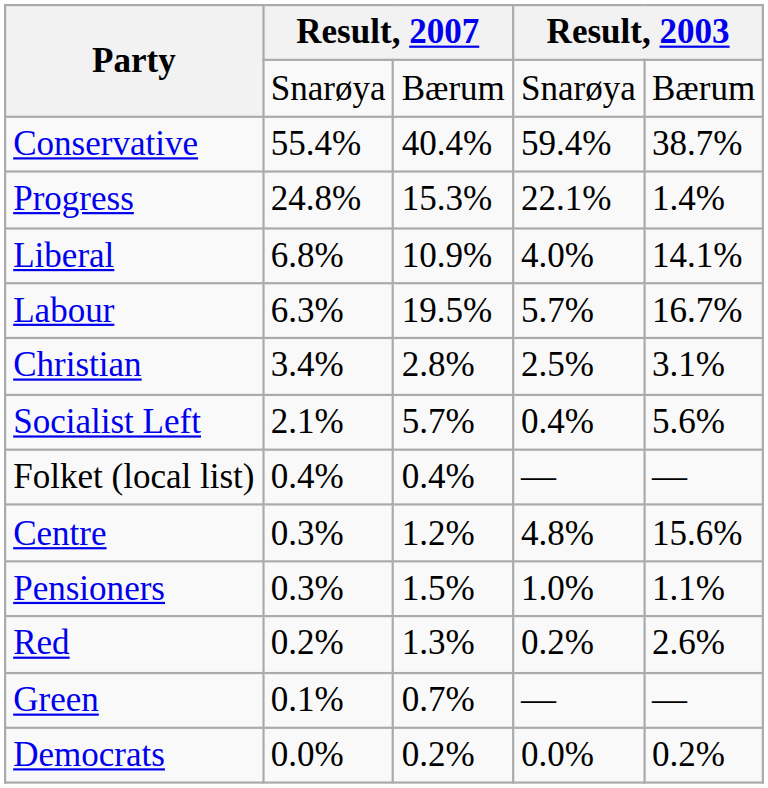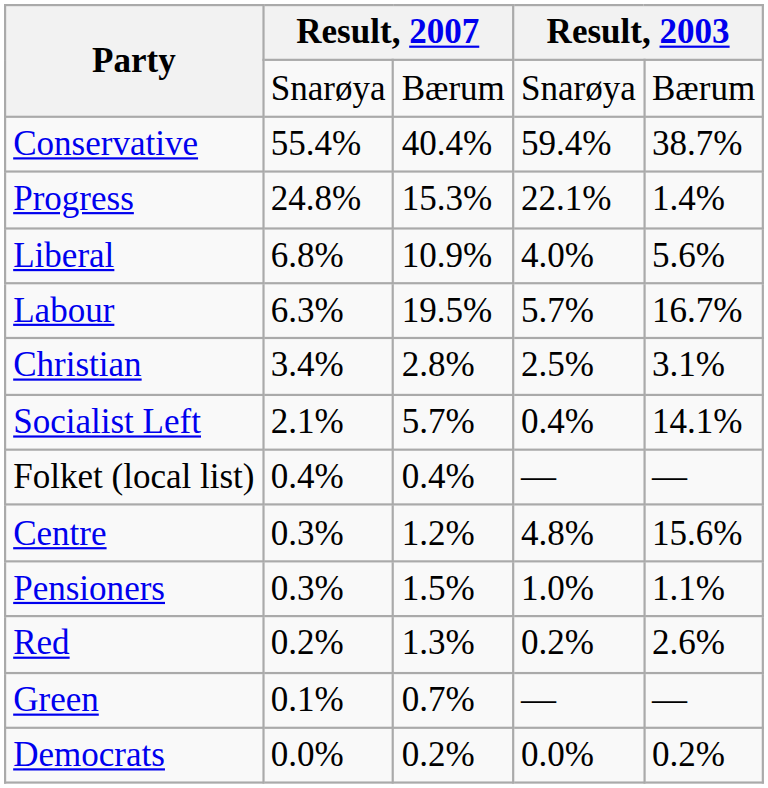(697, 254) 14.1% -> (688, 254) 5.6%
(688, 421) 5.6% -> (697, 421) 14.1%
